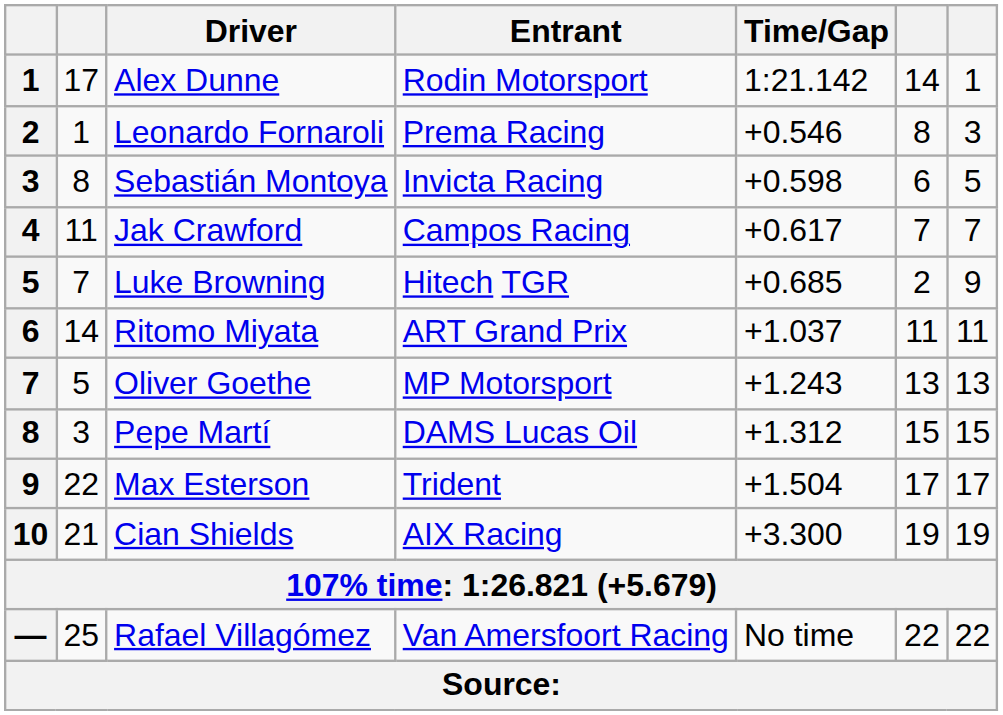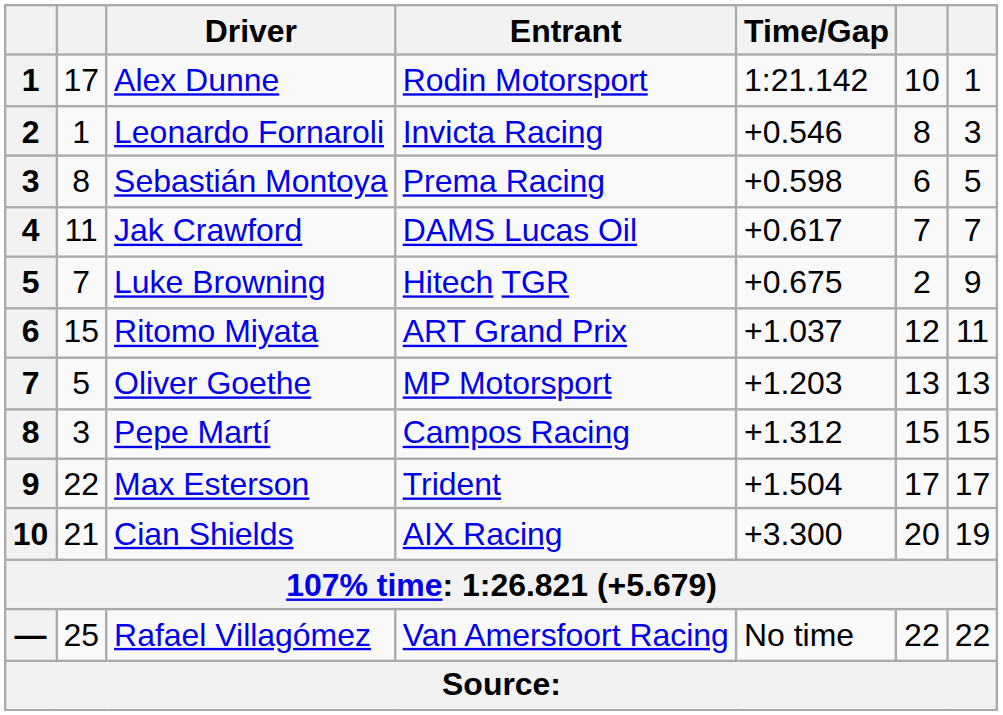(922, 80) 14 -> (922, 80) 10
(504, 131) Prema Racing -> (503, 131) Invicta Racing
(503, 181) Invicta Racing -> (504, 181) Prema Racing
(516, 231) Campos Racing -> (520, 231) DAMS Lucas Oil
(793, 282) +0.685 -> (793, 282) +0.675
(81, 332) 14 -> (81, 332) 15
(922, 332) 11 -> (922, 332) 12
(793, 383) +1.243 -> (793, 383) +1.203
(520, 433) DAMS Lucas Oil -> (516, 433) Campos Racing
(922, 534) 19 -> (922, 534) 20
